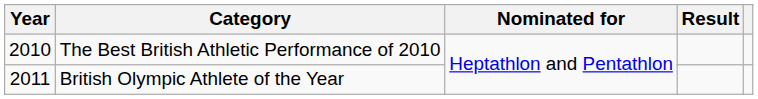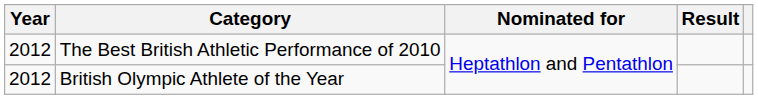(30, 49) 2010 -> (30, 49) 2012
(30, 79) 2011 -> (30, 79) 2012
